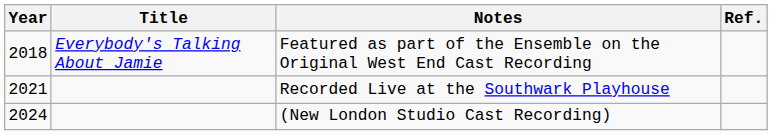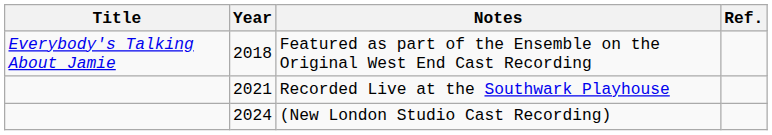columns swapped: (28, 18) <-> (164, 18)
